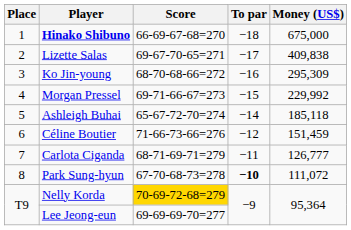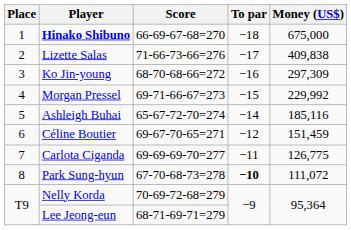(181, 54) 69-67-70-65=271 -> (181, 54) 71-66-73-66=276
(308, 74) 295,309 -> (308, 74) 297,309
(308, 114) 185,118 -> (308, 114) 185,116
(181, 134) 71-66-73-66=276 -> (181, 134) 69-67-70-65=271
(181, 154) 68-71-69-71=279 -> (181, 154) 69-69-69-70=277
(308, 154) 126,777 -> (308, 154) 126,775
(181, 194) gold background -> (181, 194) no background
(181, 214) 69-69-69-70=277 -> (181, 214) 68-71-69-71=279
